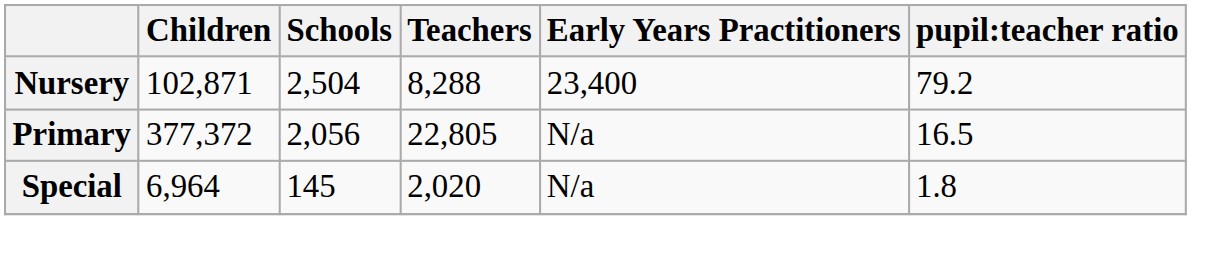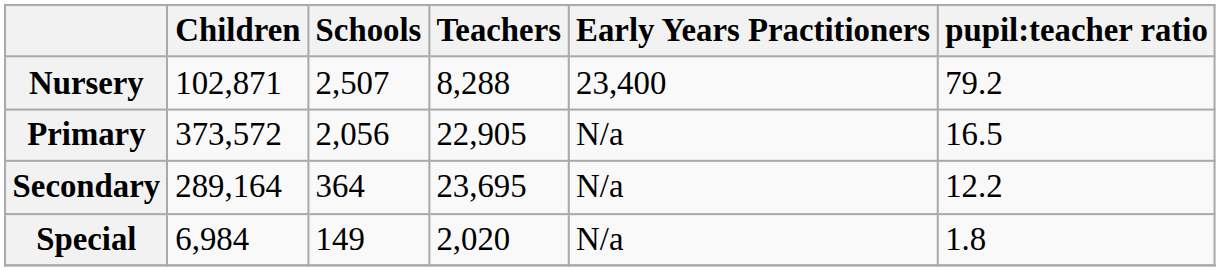(323, 82) 2,504 -> (352, 82) 2,507
(199, 134) 377,372 -> (229, 134) 373,572
(452, 134) 22,805 -> (482, 134) 22,905
+ row: (86, 186)
(183, 186) 6,964 -> (212, 238) 6,984
(311, 186) 145 -> (340, 238) 149
